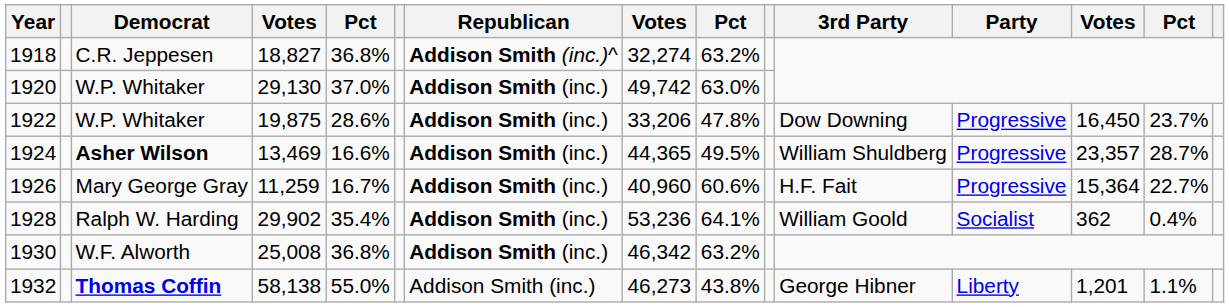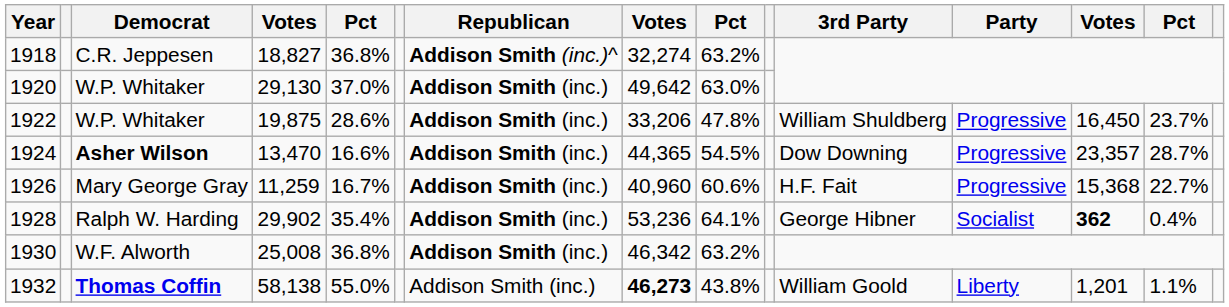(659, 87) 49,742 -> (659, 87) 49,642
(843, 120) Dow Downing -> (863, 120) William Shuldberg
(289, 153) 13,469 -> (289, 153) 13,470
(730, 153) 49.5% -> (730, 153) 54.5%
(863, 153) William Shuldberg -> (843, 153) Dow Downing
(1108, 186) 15,364 -> (1108, 186) 15,368
(843, 219) William Goold -> (847, 219) George Hibner
(1093, 219) normal -> (1093, 219) bold
(659, 285) normal -> (659, 285) bold
(847, 285) George Hibner -> (843, 285) William Goold
